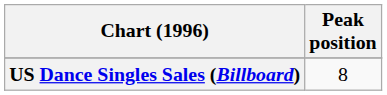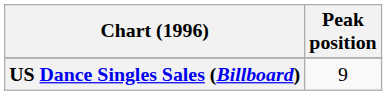(343, 74) 8 -> (343, 74) 9
